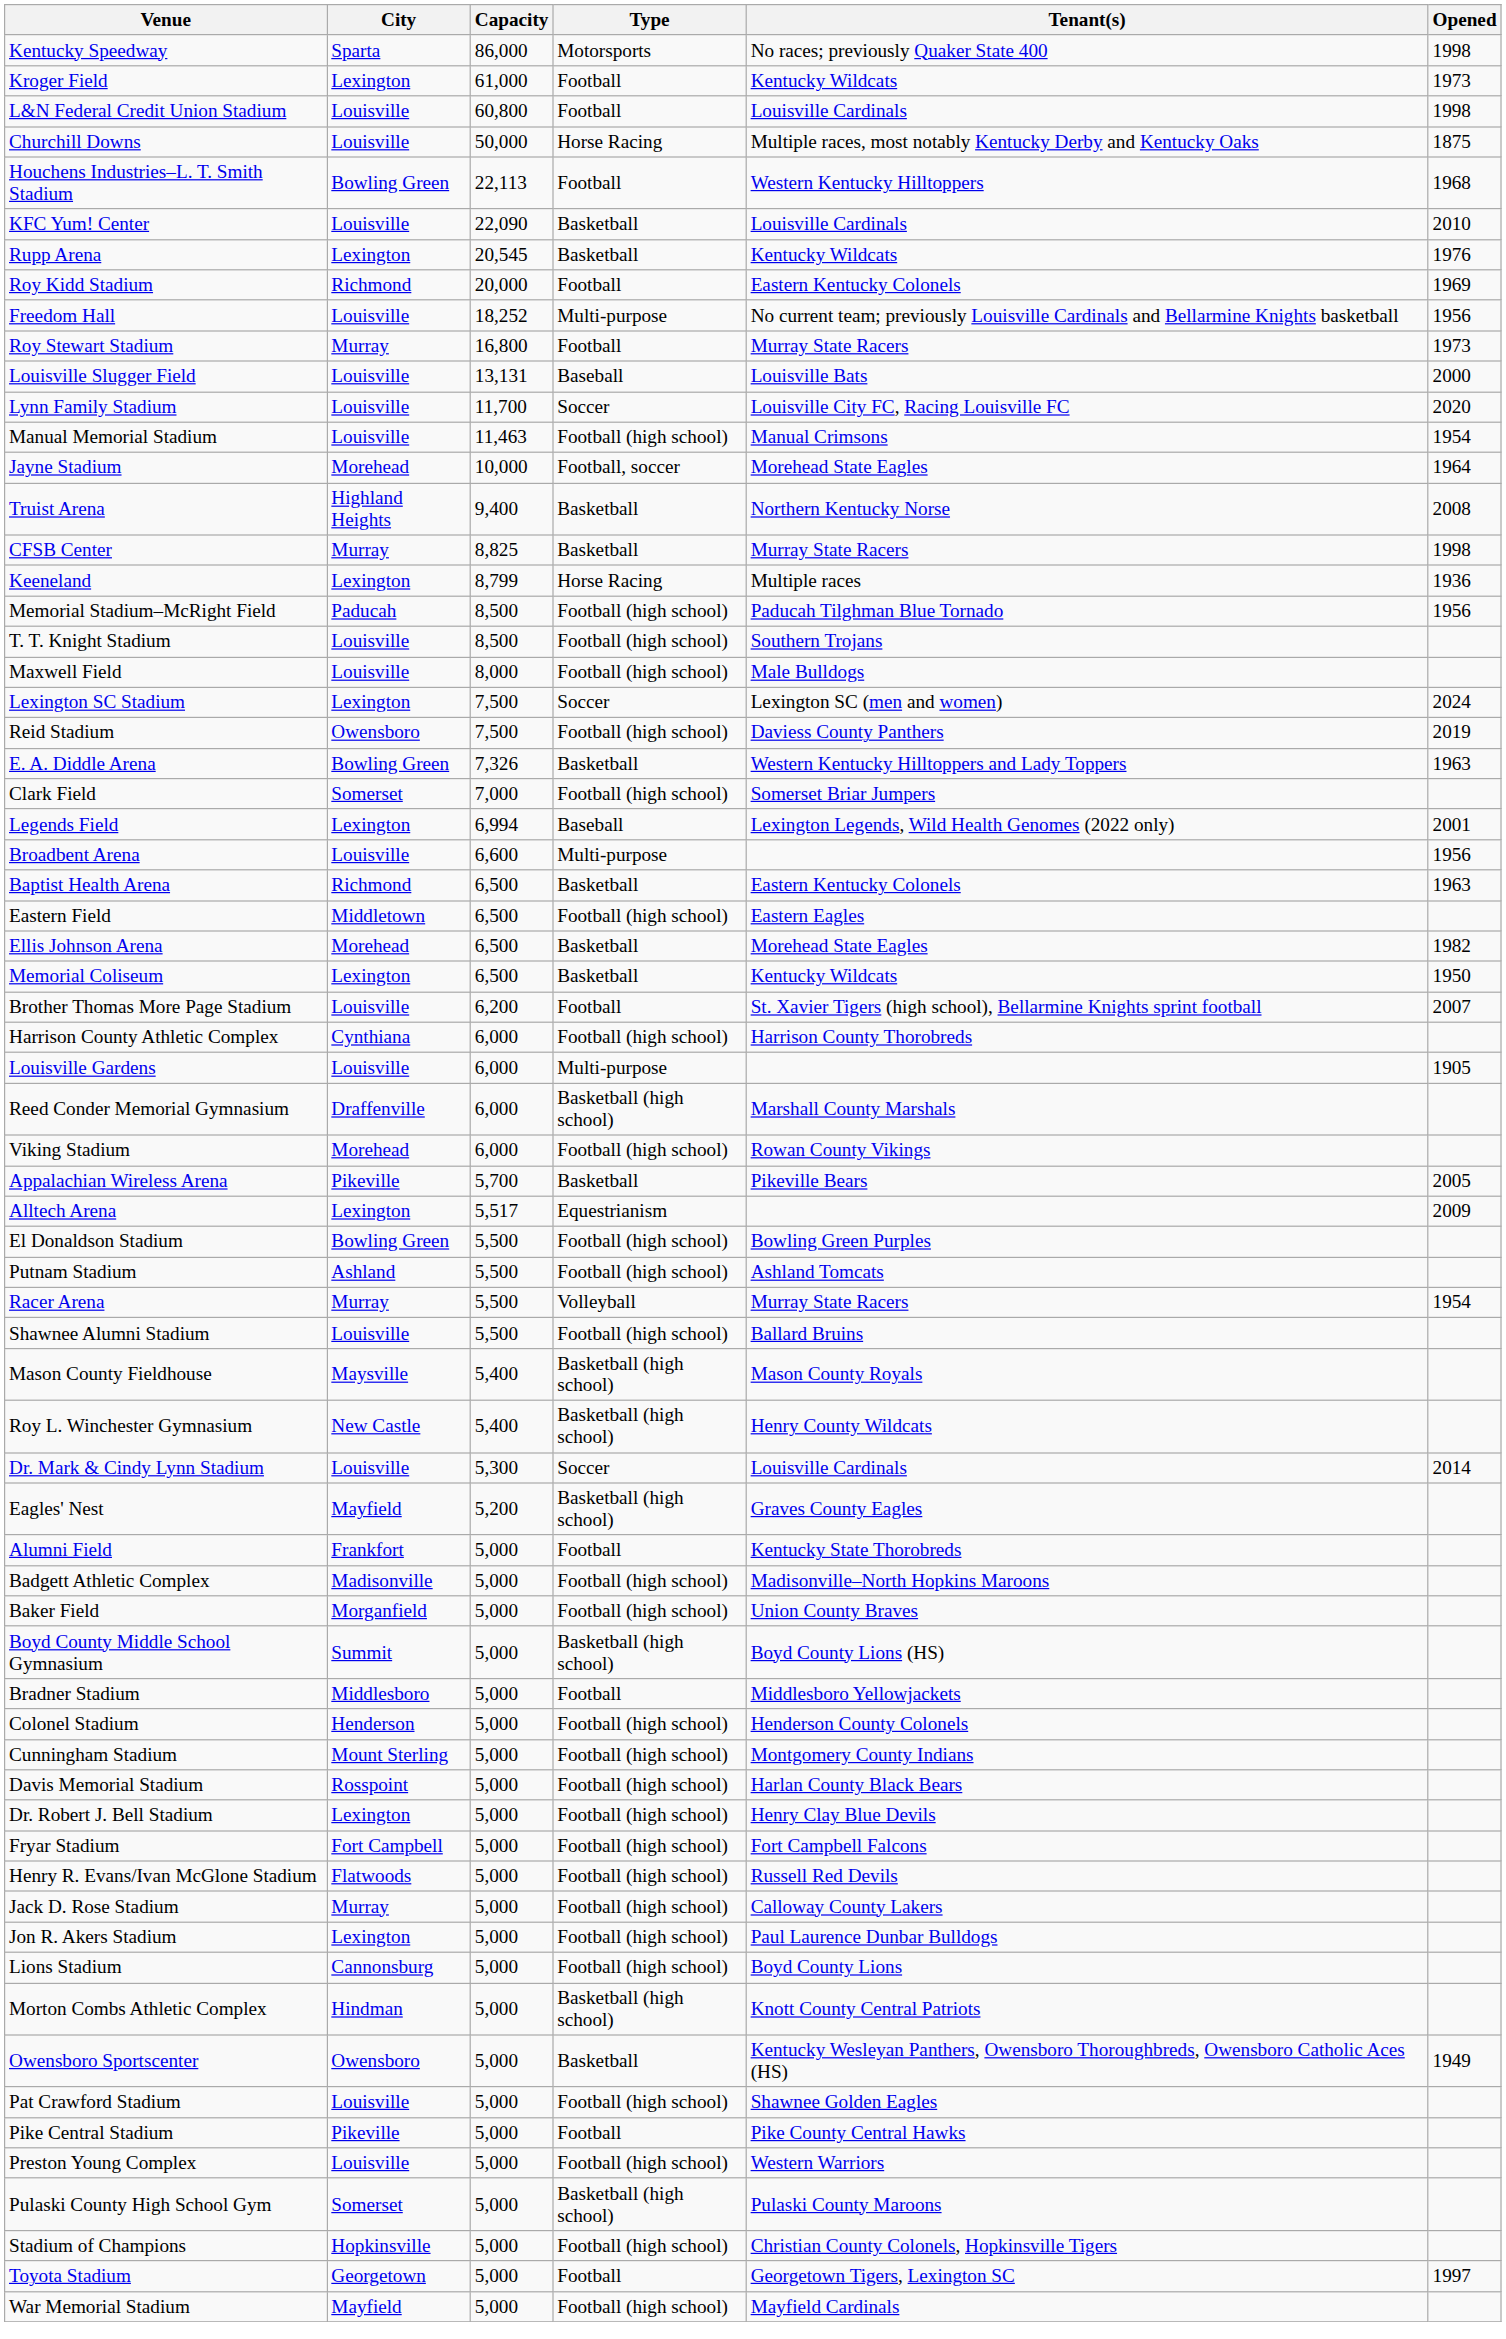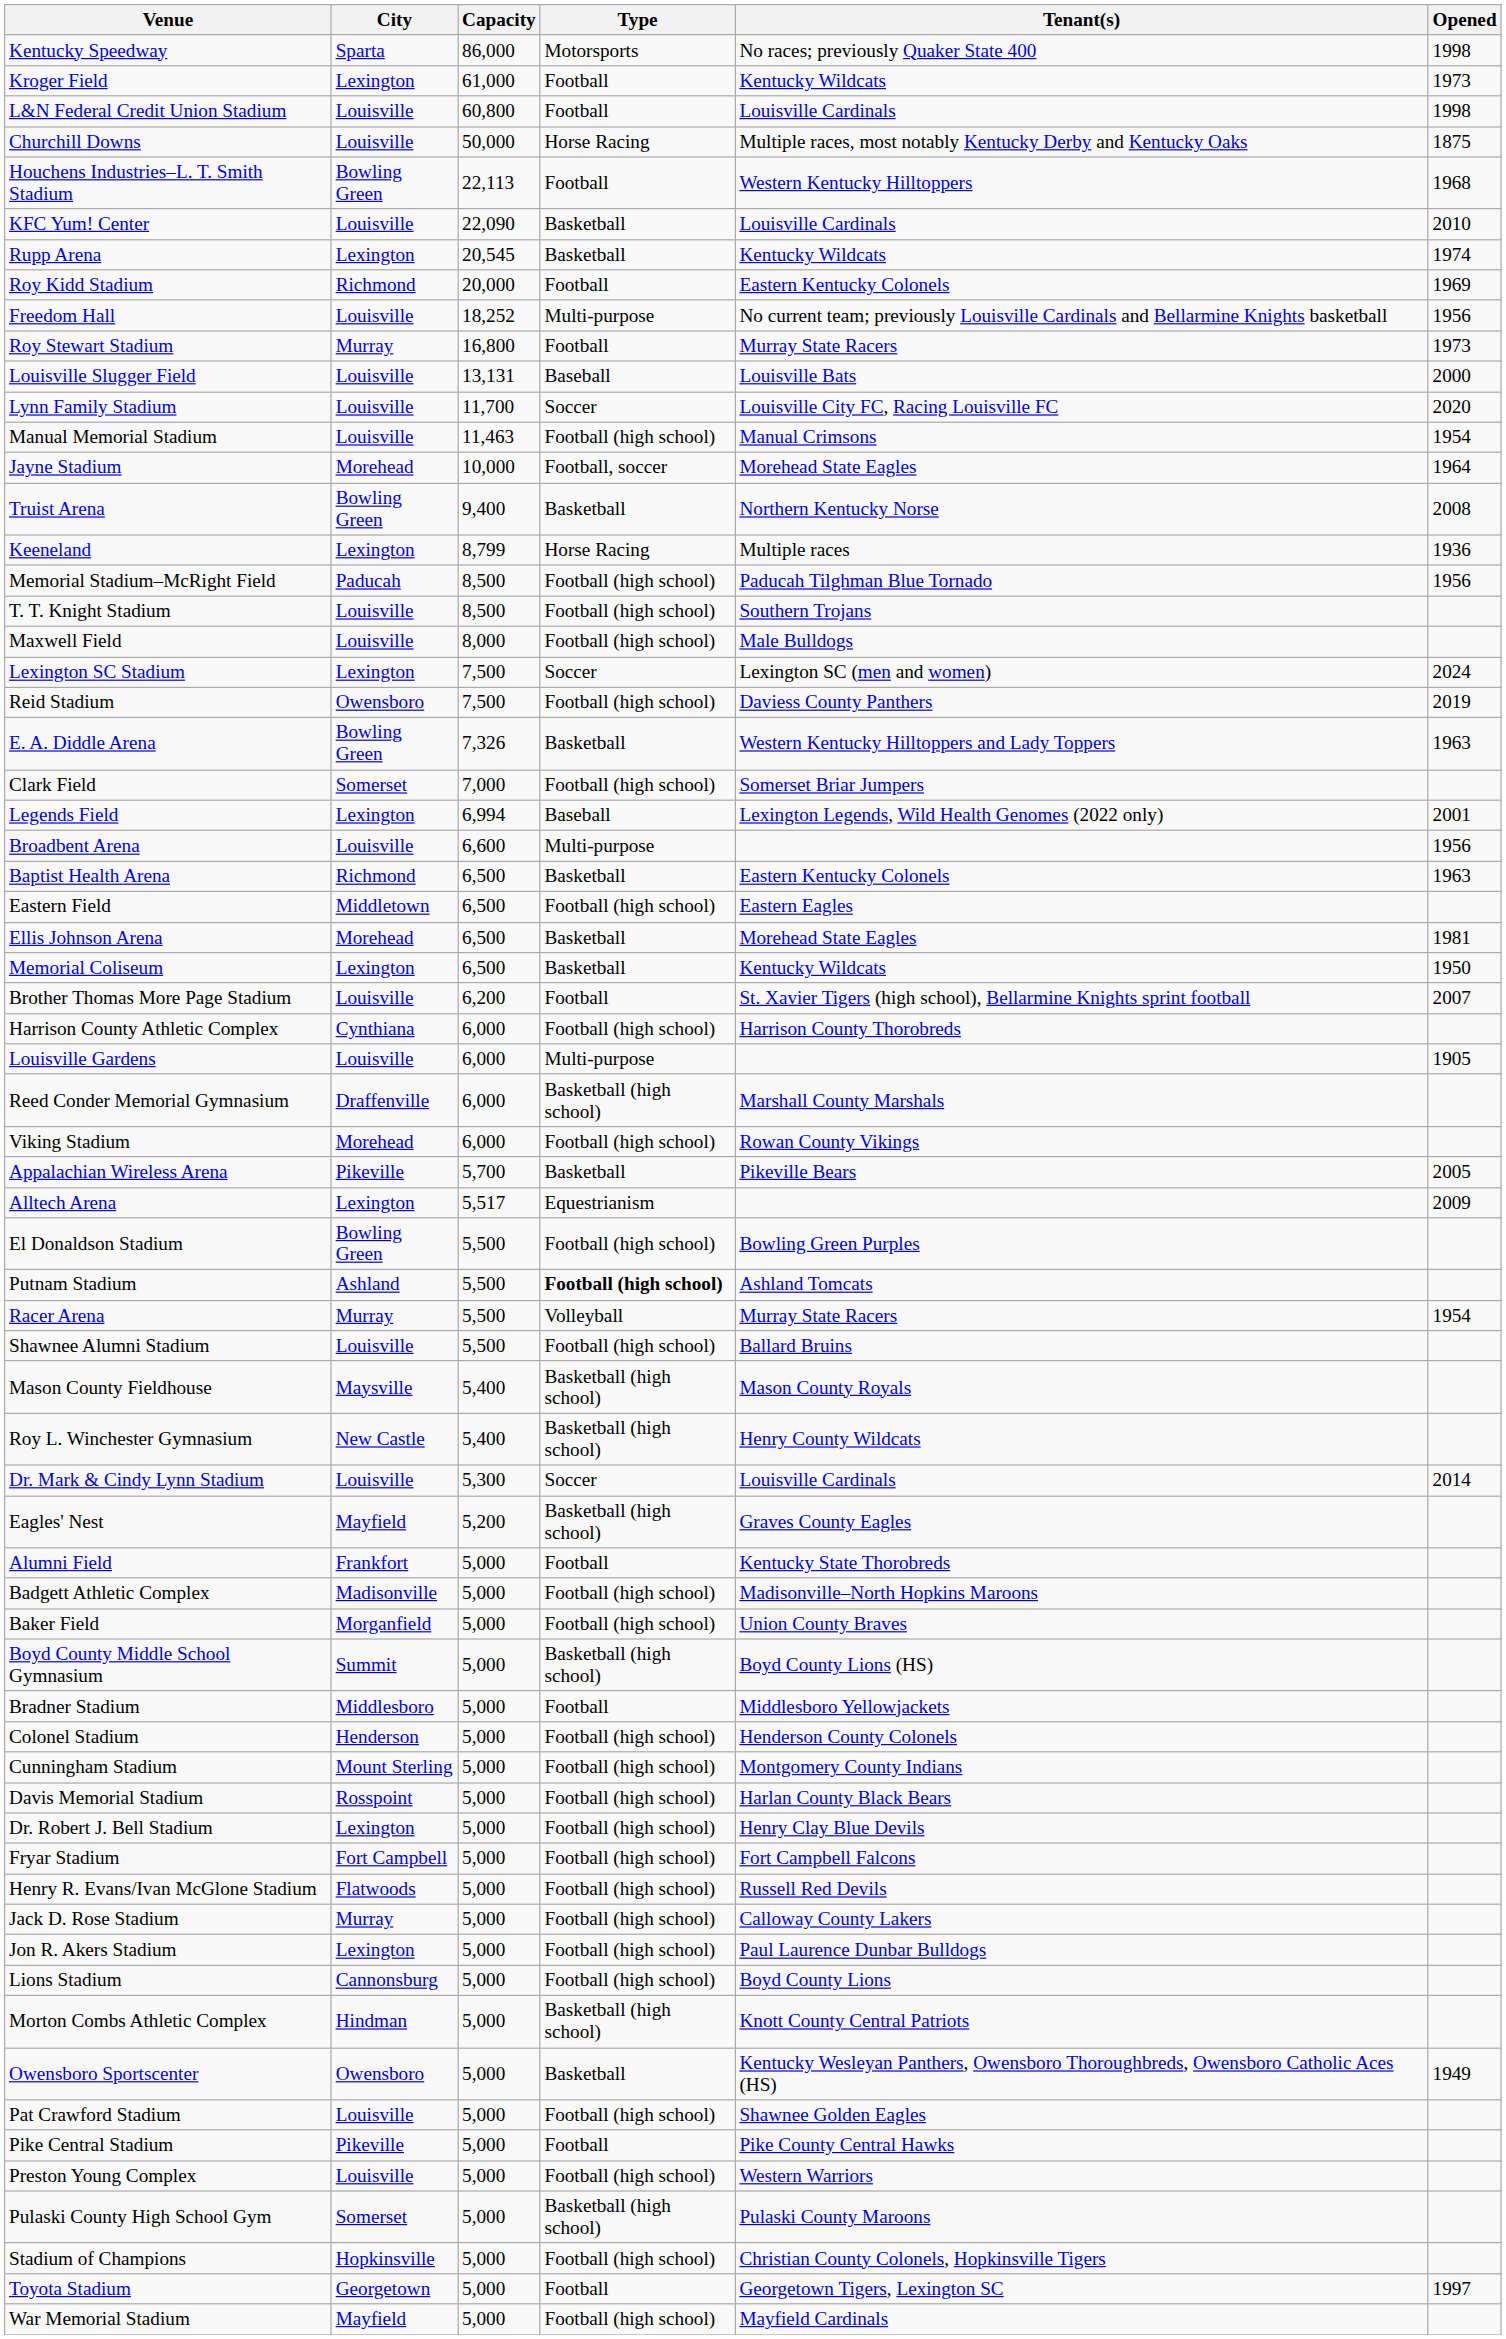(1452, 254) 1976 -> (1452, 254) 1974
(367, 508) Highland Heights -> (369, 508) Bowling Green
- row: (61, 550)
(1452, 945) 1982 -> (1452, 937) 1981
(643, 1272) normal -> (634, 1284) bold
